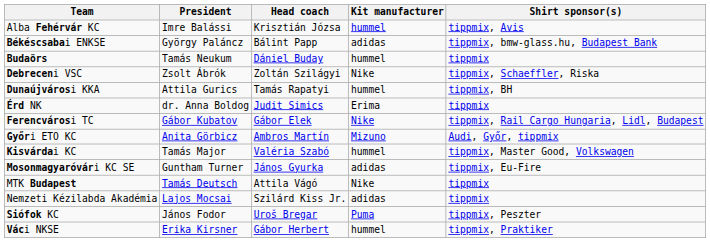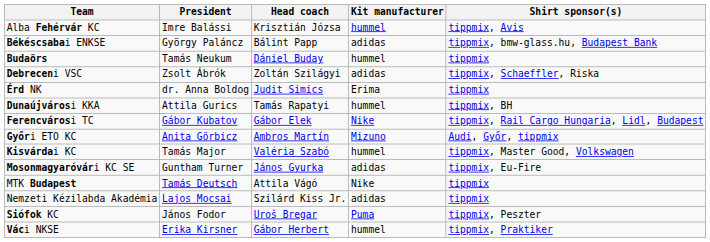(363, 75) Nike -> (368, 75) adidas
rows swapped: (53, 90) <-> (24, 106)
